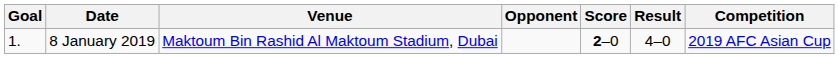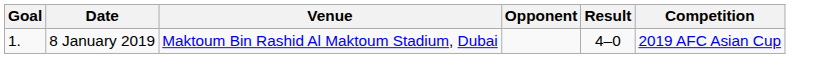- column: (606, 16)
